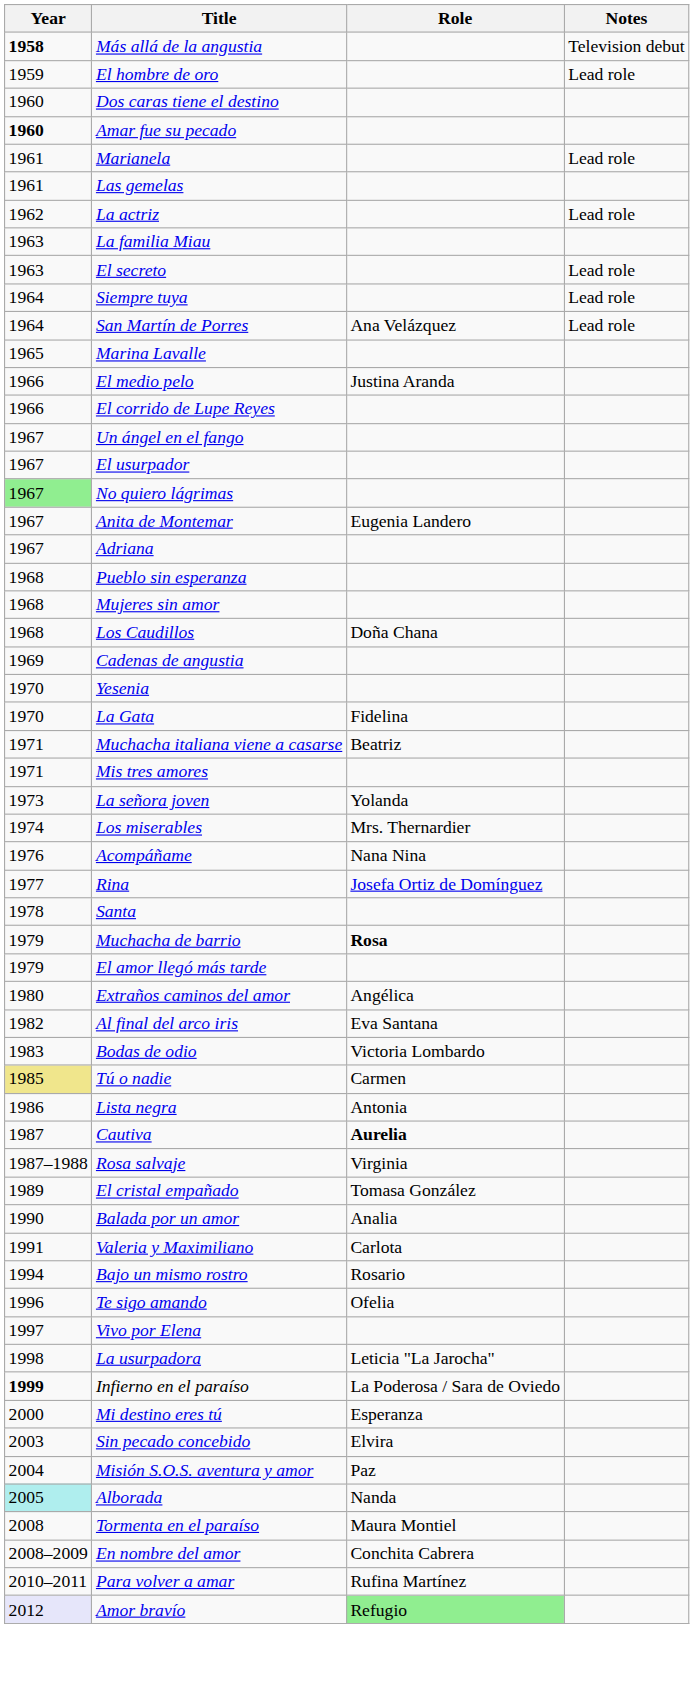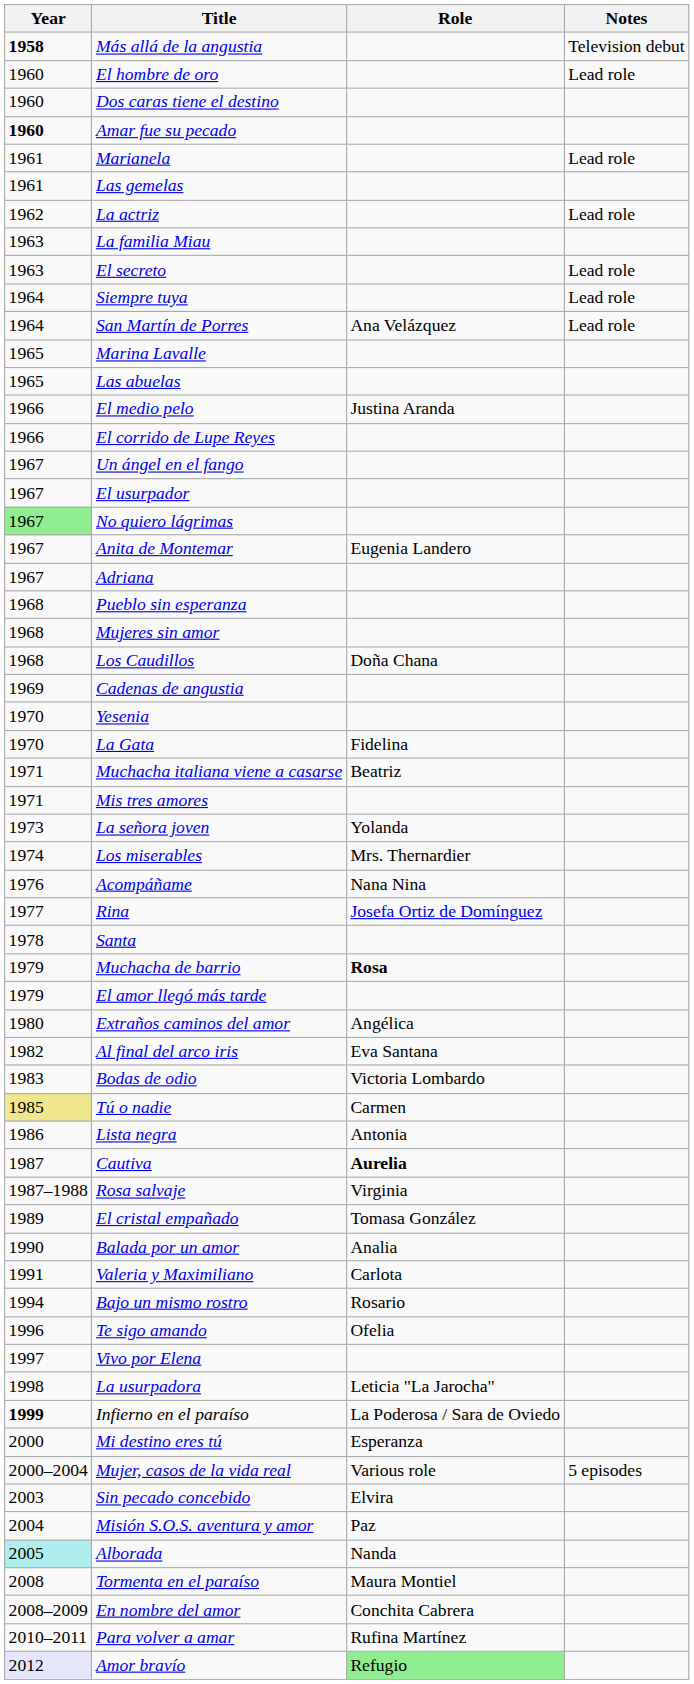(26, 74) 1959 -> (26, 74) 1960
+ row: (138, 381)
+ row: (193, 1469)
